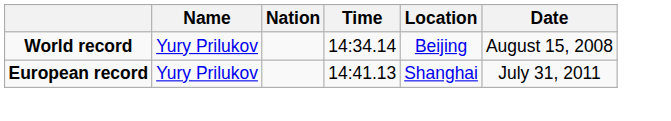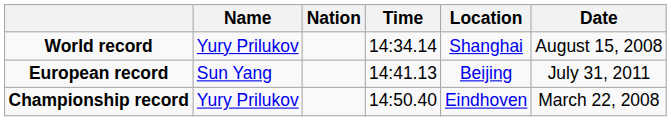(441, 45) Beijing -> (486, 45) Shanghai
(207, 73) Yury Prilukov -> (234, 73) Sun Yang
(441, 73) Shanghai -> (486, 73) Beijing
+ row: (99, 101)
